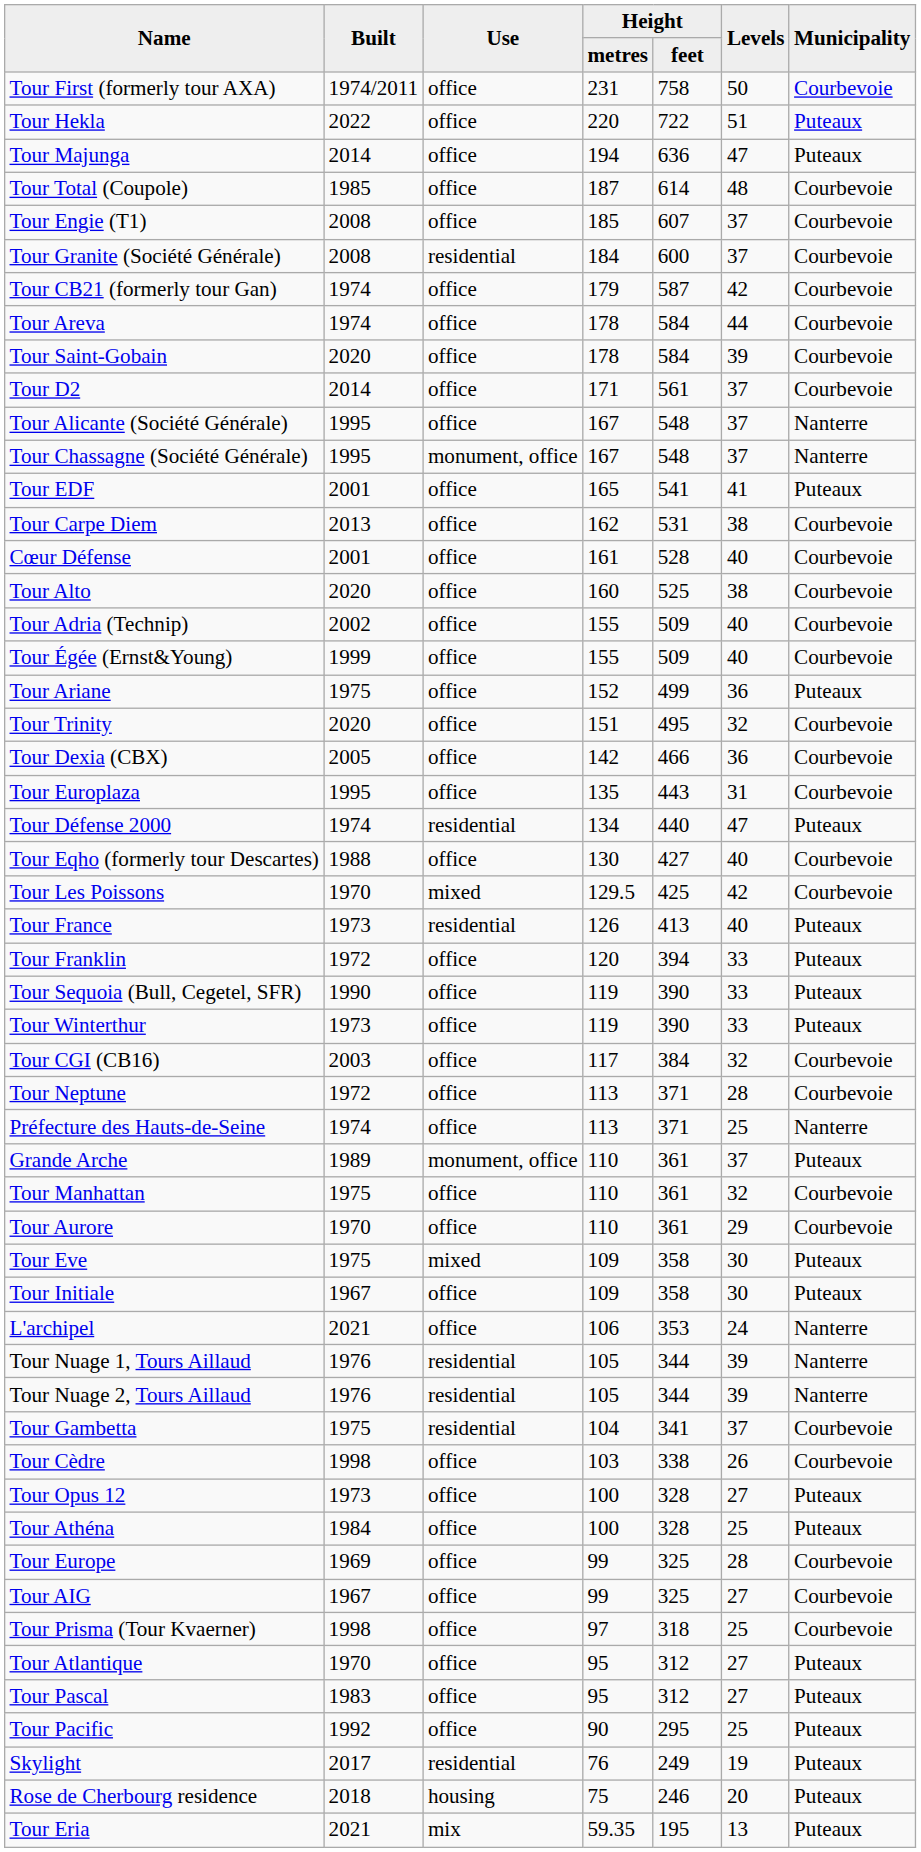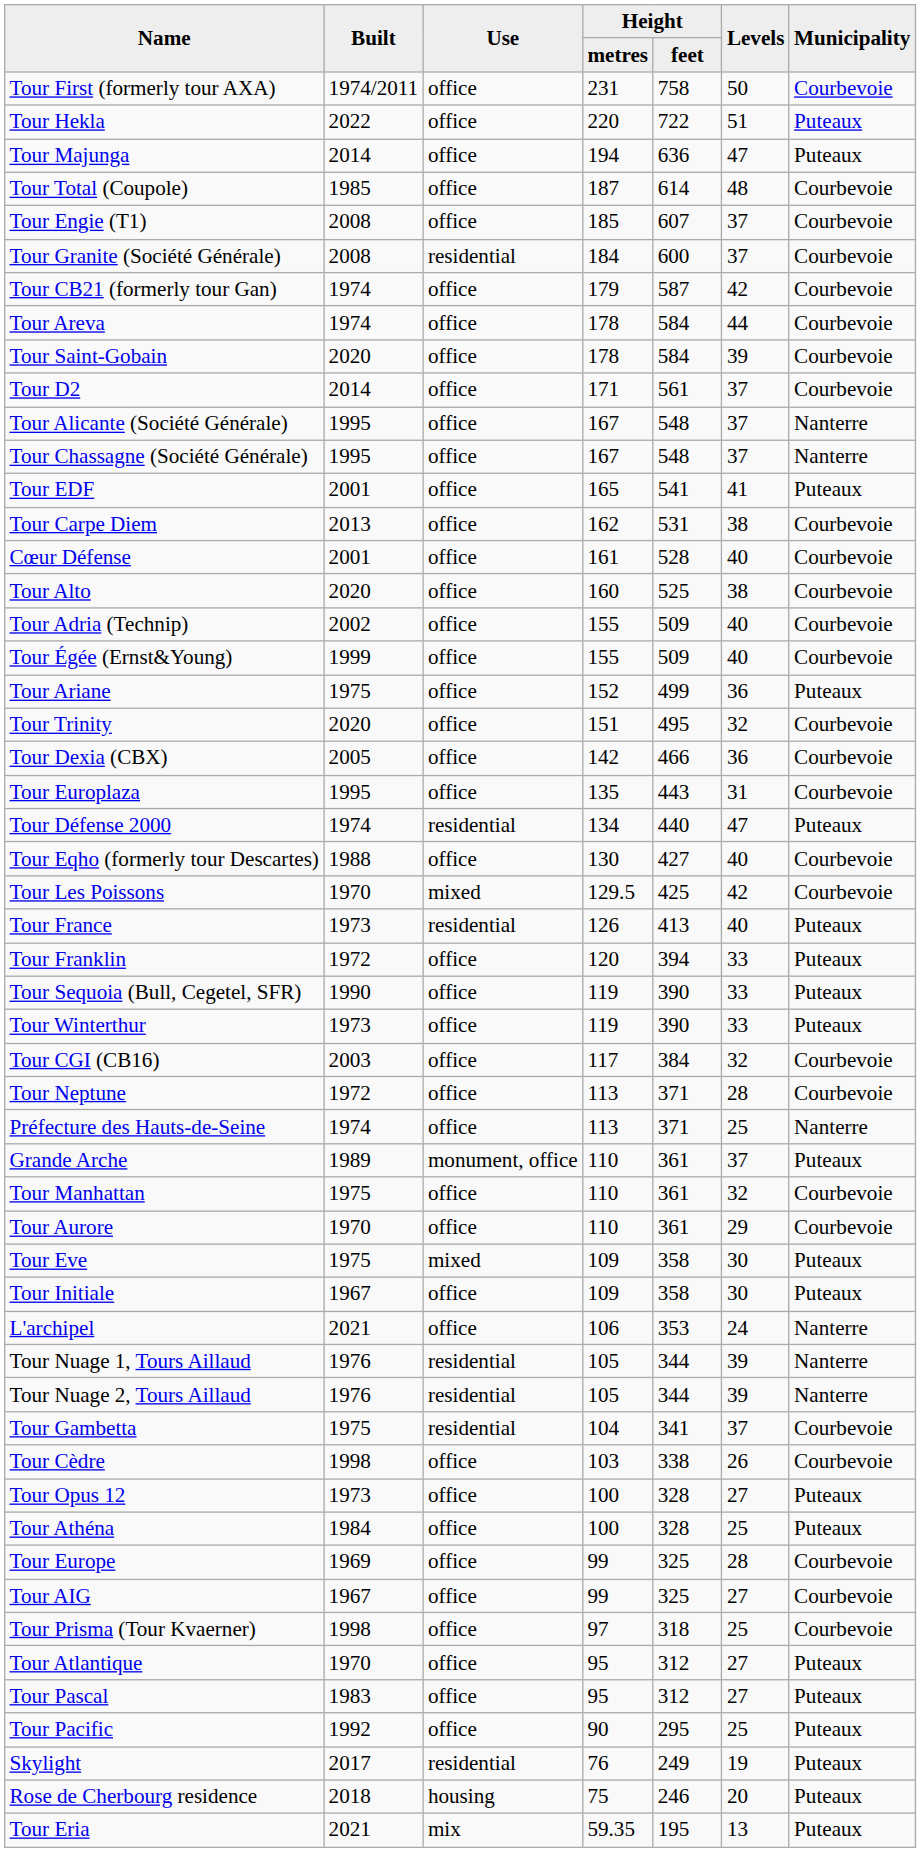(503, 456) monument, office -> (452, 456) office
